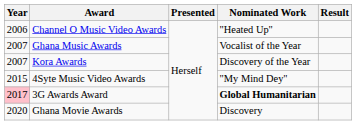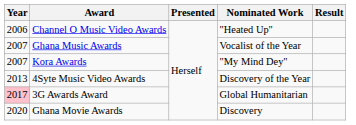(265, 62) Discovery of the Year -> (254, 62) "My Mind Dey"
(17, 78) 2015 -> (17, 78) 2013
(254, 78) "My Mind Dey" -> (265, 78) Discovery of the Year
(268, 95) bold -> (264, 95) normal
